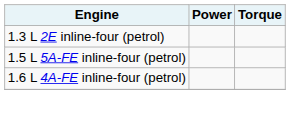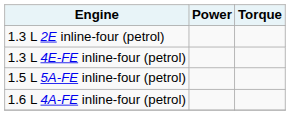+ row: (97, 57)
